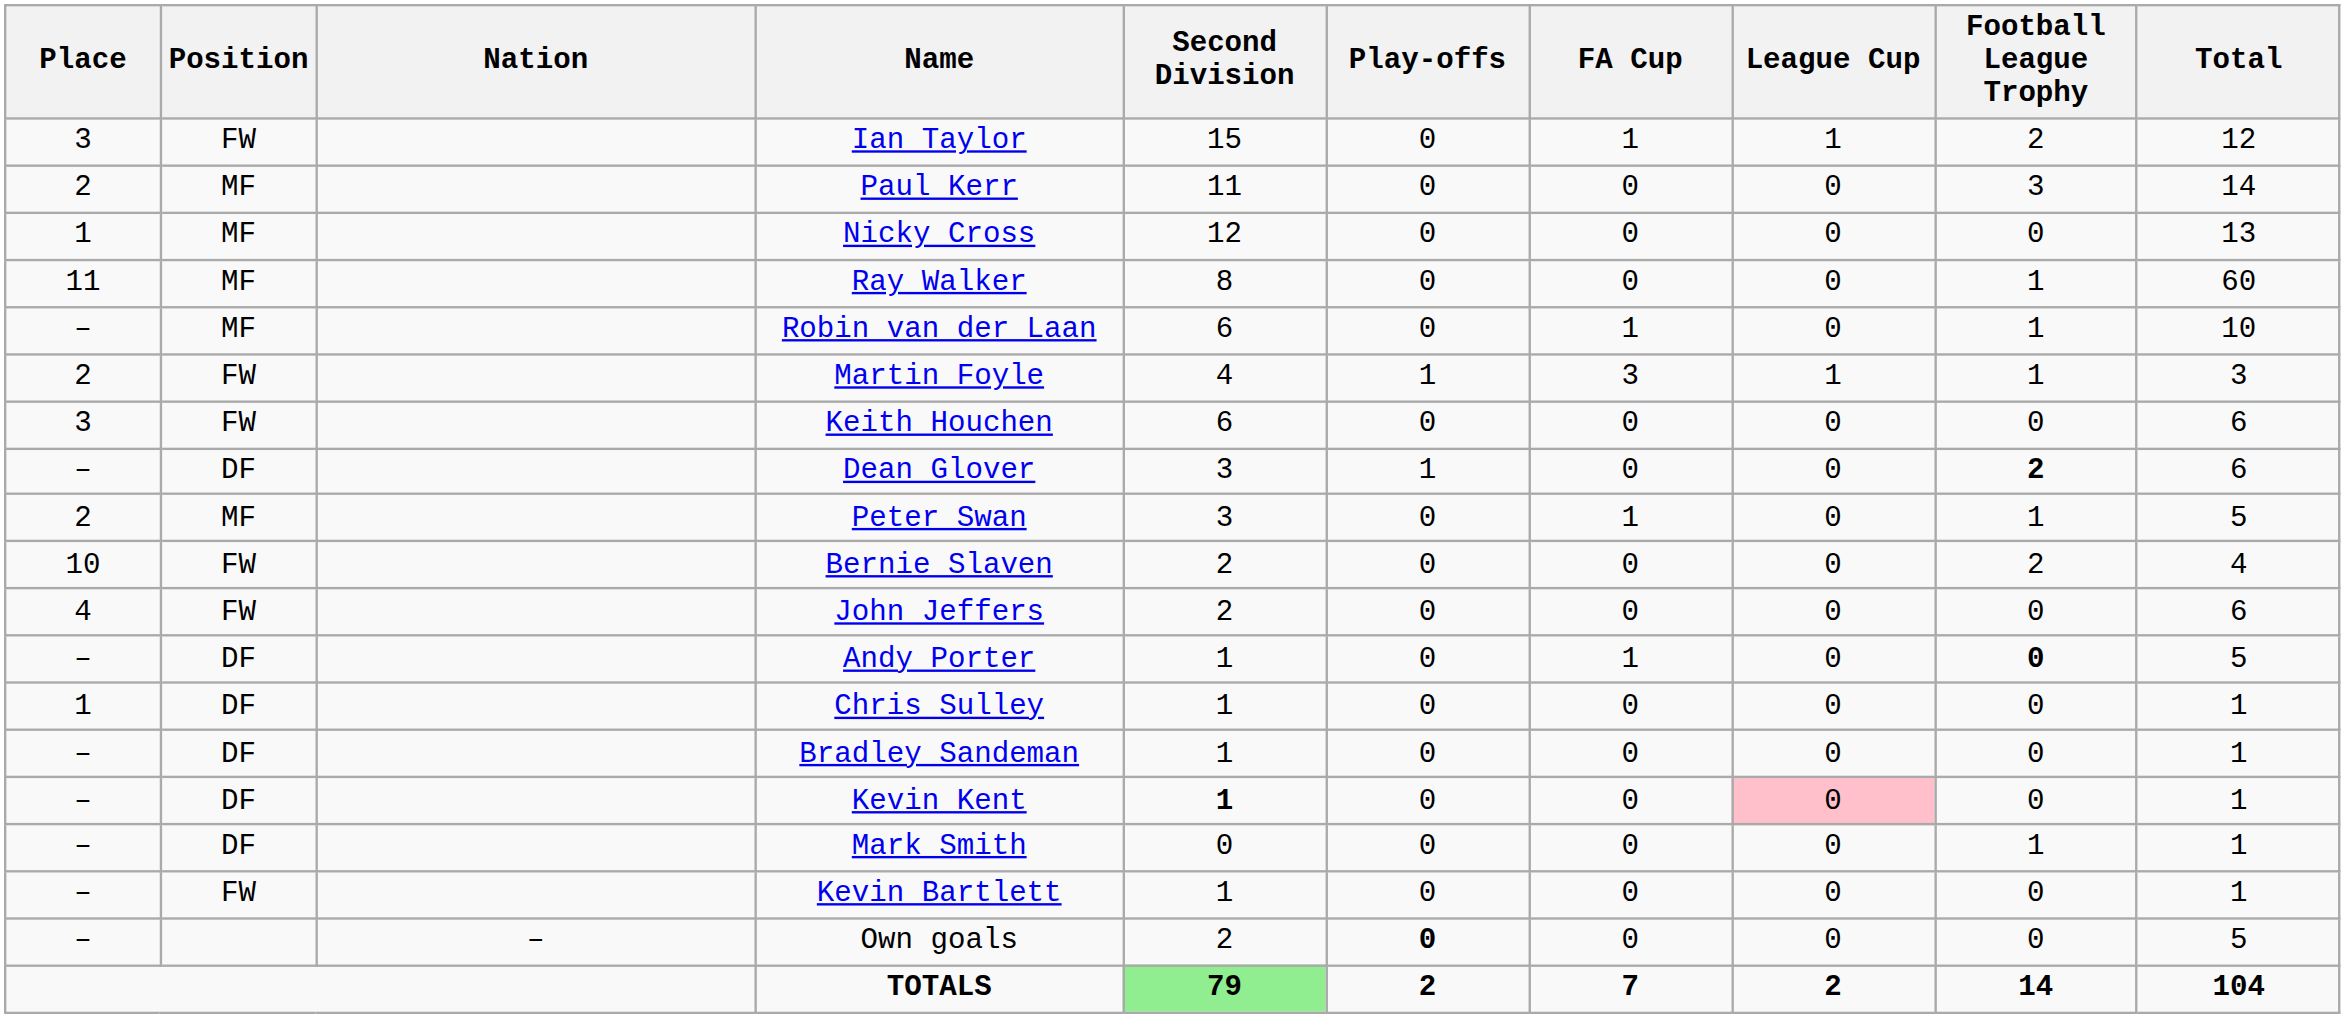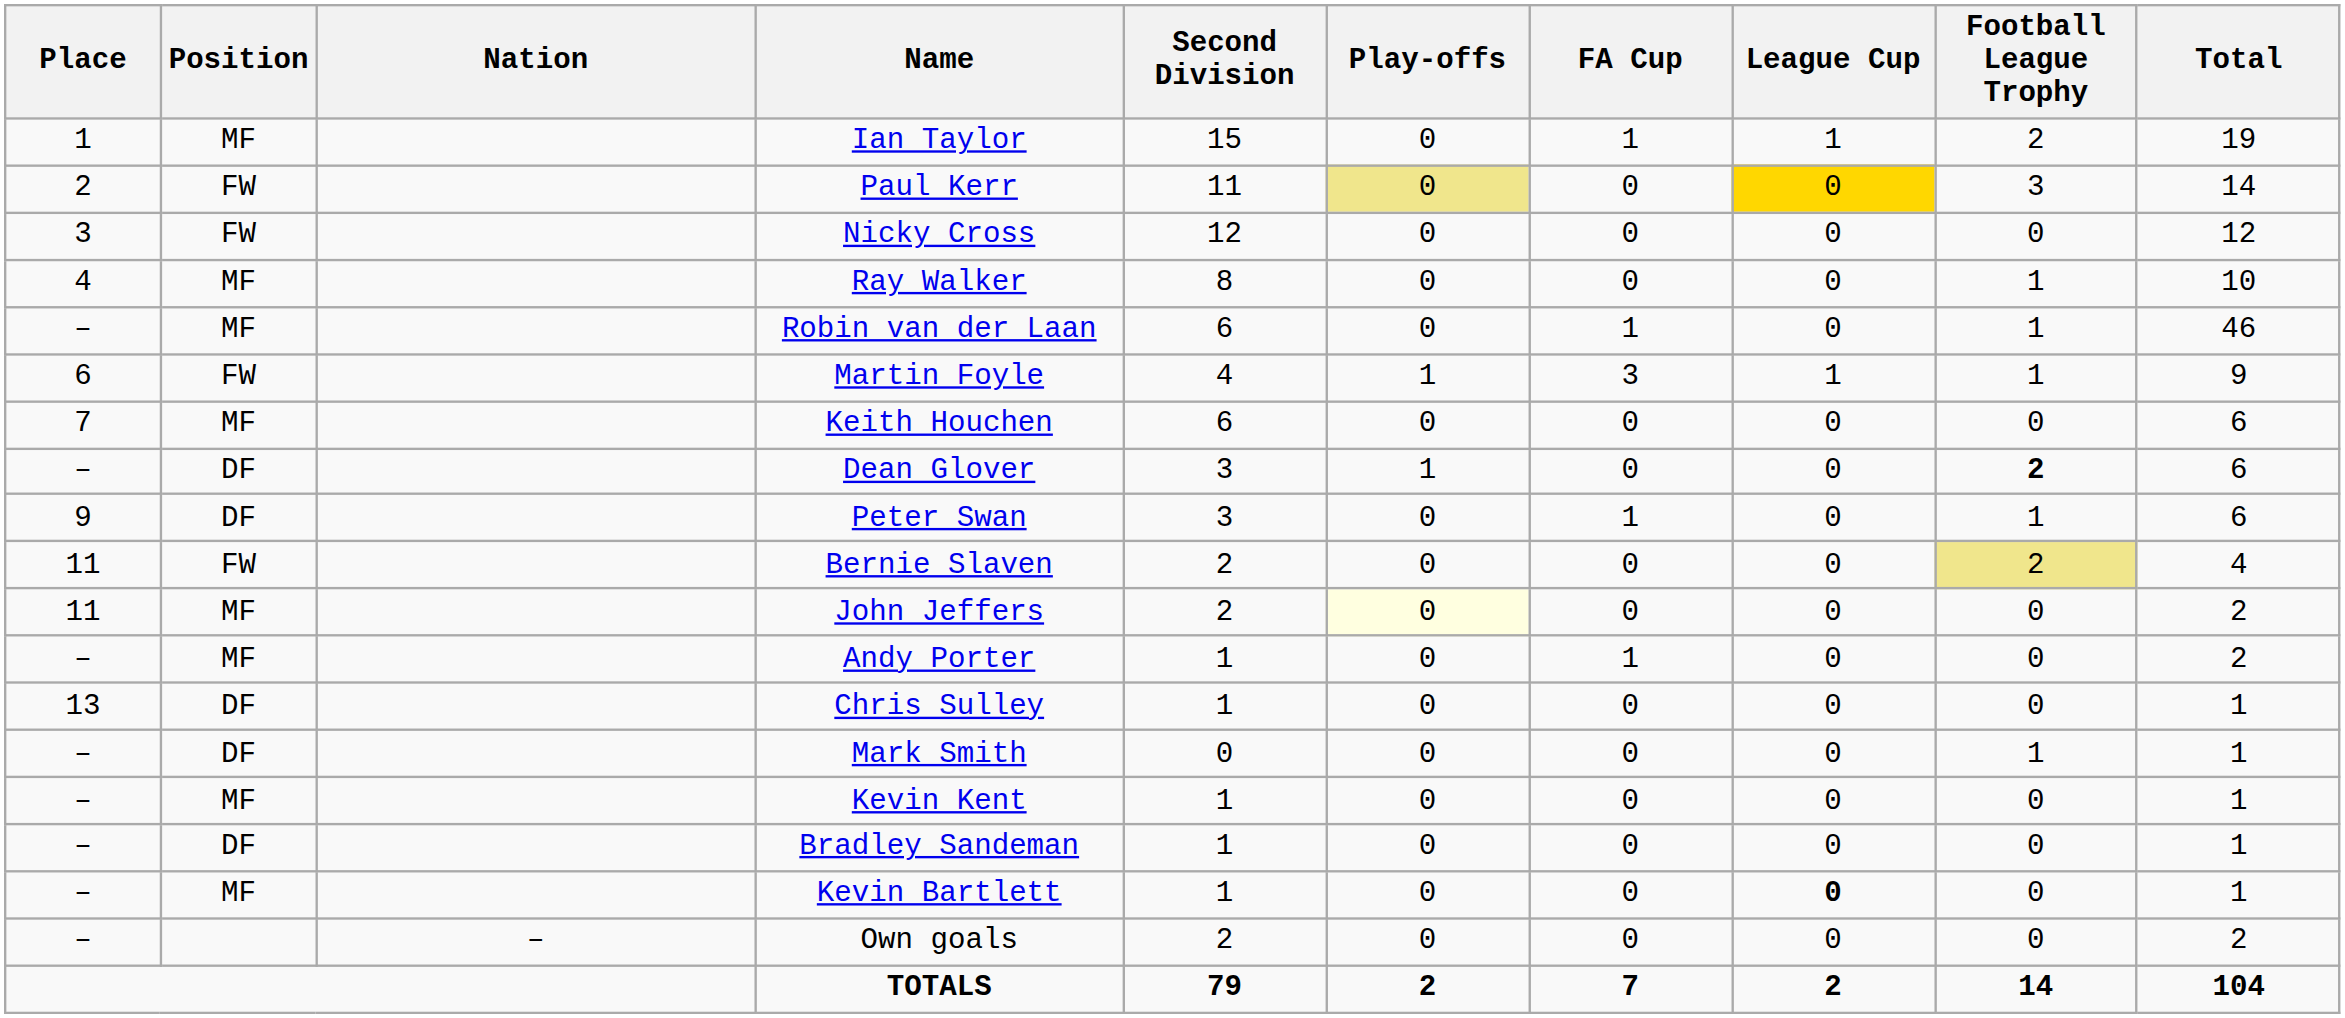(83, 142) 3 -> (83, 142) 1
(239, 142) FW -> (239, 142) MF
(2239, 142) 12 -> (2239, 142) 19
(239, 189) MF -> (239, 189) FW
(1427, 189) no background -> (1427, 189) khaki background
(1833, 189) no background -> (1833, 189) gold background
(83, 236) 1 -> (83, 236) 3
(239, 236) MF -> (239, 236) FW
(2239, 236) 13 -> (2239, 236) 12
(83, 283) 11 -> (83, 283) 4
(2239, 283) 60 -> (2239, 283) 10
(2239, 330) 10 -> (2239, 330) 46
(83, 377) 2 -> (83, 377) 6
(2239, 377) 3 -> (2239, 377) 9
(83, 424) 3 -> (83, 424) 7
(239, 424) FW -> (239, 424) MF
(83, 519) 2 -> (83, 519) 9
(239, 519) MF -> (239, 519) DF
(2239, 519) 5 -> (2239, 519) 6
(83, 566) 10 -> (83, 566) 11
(2036, 566) no background -> (2036, 566) khaki background
(83, 613) 4 -> (83, 613) 11
(239, 613) FW -> (239, 613) MF
(1427, 613) no background -> (1427, 613) lightyellow background
(2239, 613) 6 -> (2239, 613) 2
(239, 660) DF -> (239, 660) MF
(2036, 660) bold -> (2036, 660) normal
(2239, 660) 5 -> (2239, 660) 2
(83, 707) 1 -> (83, 707) 13
rows swapped: (939, 754) <-> (939, 848)
(239, 801) DF -> (239, 801) MF
(1225, 801) bold -> (1225, 801) normal
(1833, 801) pink background -> (1833, 801) no background
(239, 895) FW -> (239, 895) MF
(1833, 895) normal -> (1833, 895) bold
(1427, 942) bold -> (1427, 942) normal
(2239, 942) 5 -> (2239, 942) 2
(1225, 989) lightgreen background -> (1225, 989) no background
